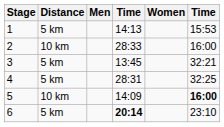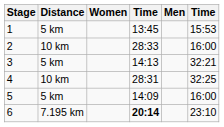columns swapped: (100, 12) <-> (166, 12)
(128, 29) 14:13 -> (145, 29) 13:45
(128, 63) 13:45 -> (145, 63) 14:13
(52, 79) 5 km -> (55, 79) 10 km
(55, 96) 10 km -> (52, 96) 5 km
(203, 96) bold -> (203, 96) normal
(52, 113) 5 km -> (62, 113) 7.195 km
